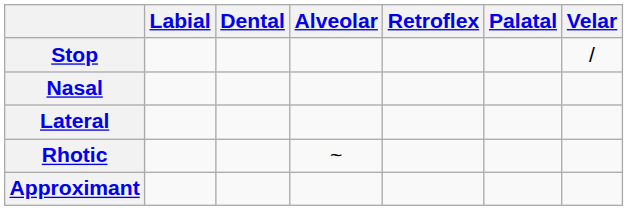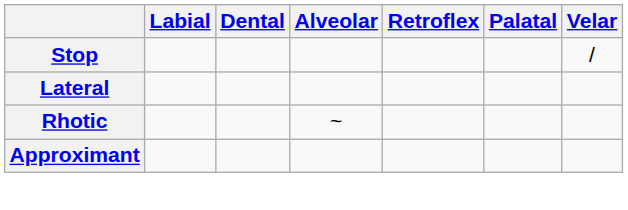- row: (75, 88)
